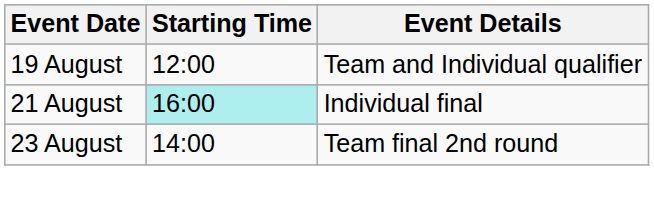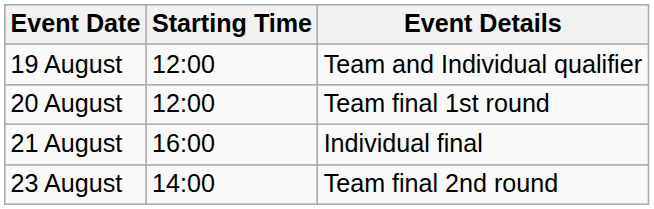+ row: (66, 104)
(183, 104) paleturquoise background -> (183, 143) no background
